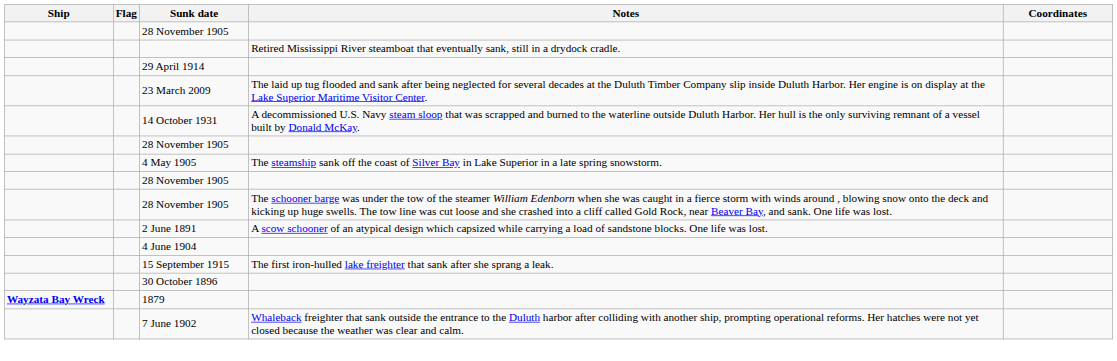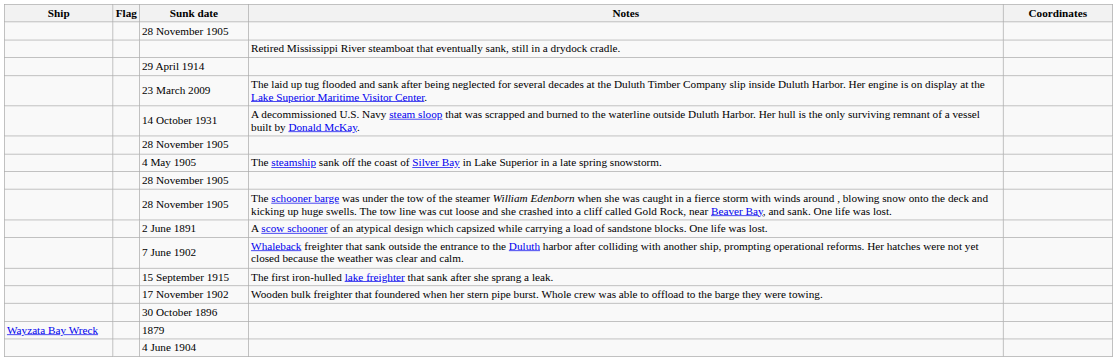rows swapped: (169, 246) <-> (169, 323)
+ row: (185, 294)
(56, 299) bold -> (52, 330) normal
